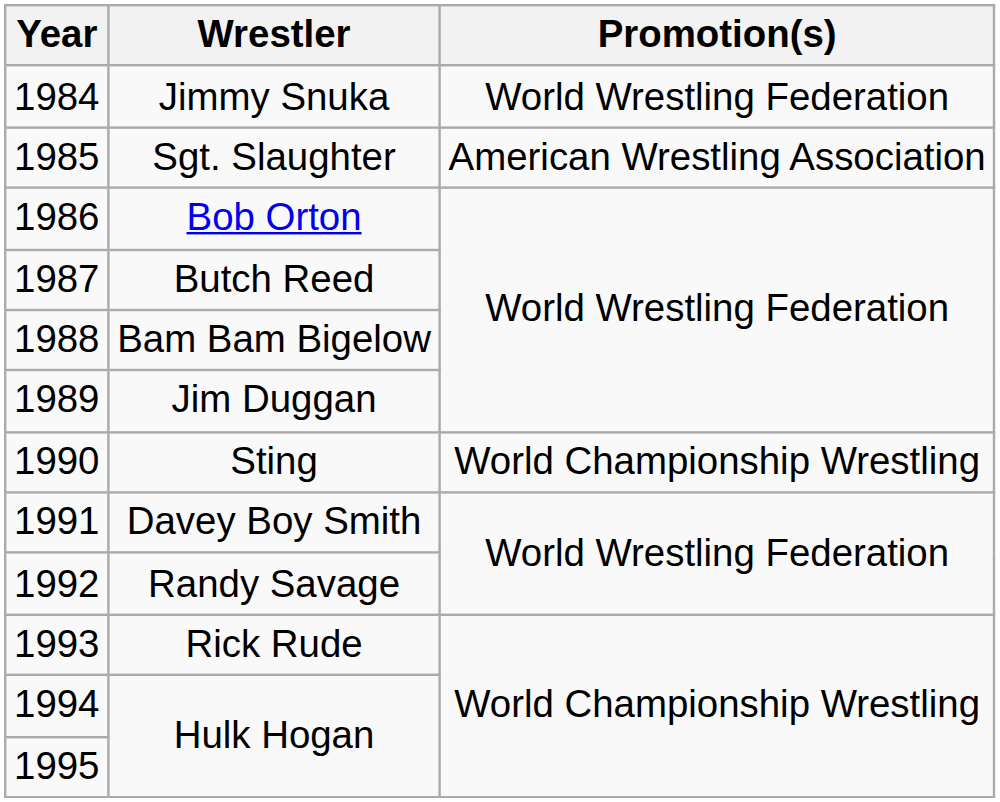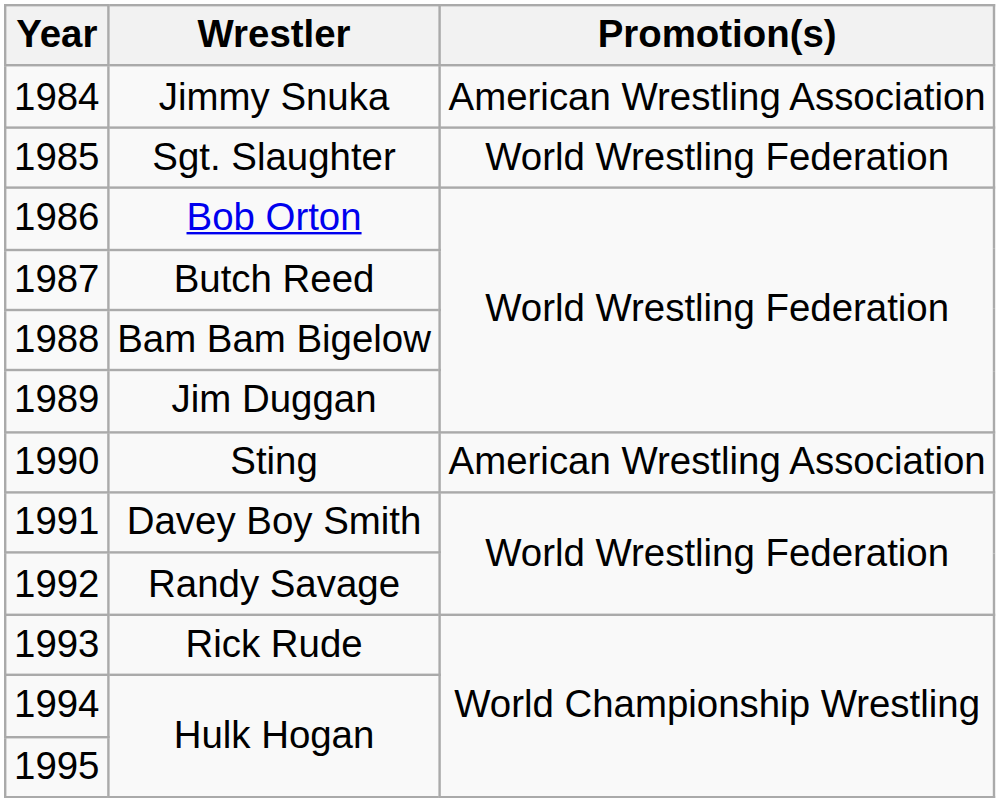(717, 95) World Wrestling Federation -> (717, 95) American Wrestling Association
(717, 156) American Wrestling Association -> (717, 156) World Wrestling Federation
(717, 461) World Championship Wrestling -> (717, 461) American Wrestling Association
